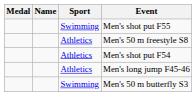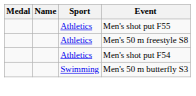(80, 26) Swimming -> (76, 26) Athletics
- row: (146, 70)
